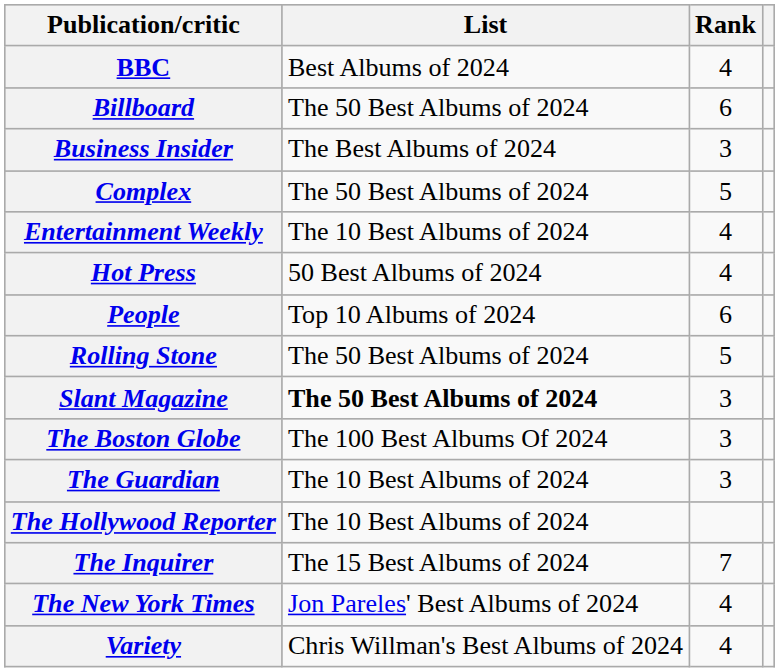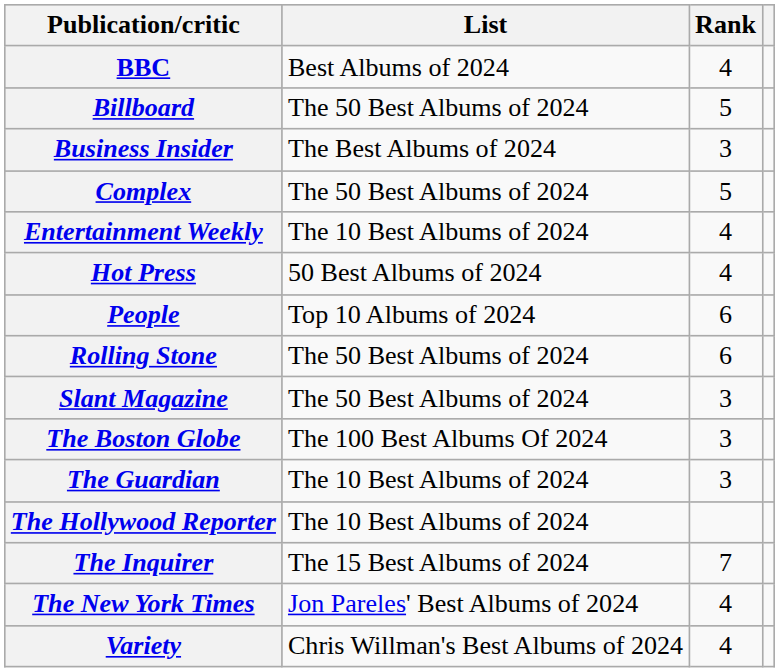(726, 107) 6 -> (726, 107) 5
(726, 356) 5 -> (726, 356) 6
(443, 397) bold -> (438, 397) normal
